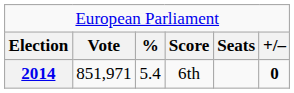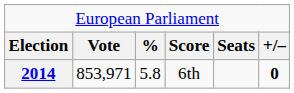(104, 73) 851,971 -> (104, 73) 853,971
(150, 73) 5.4 -> (150, 73) 5.8
